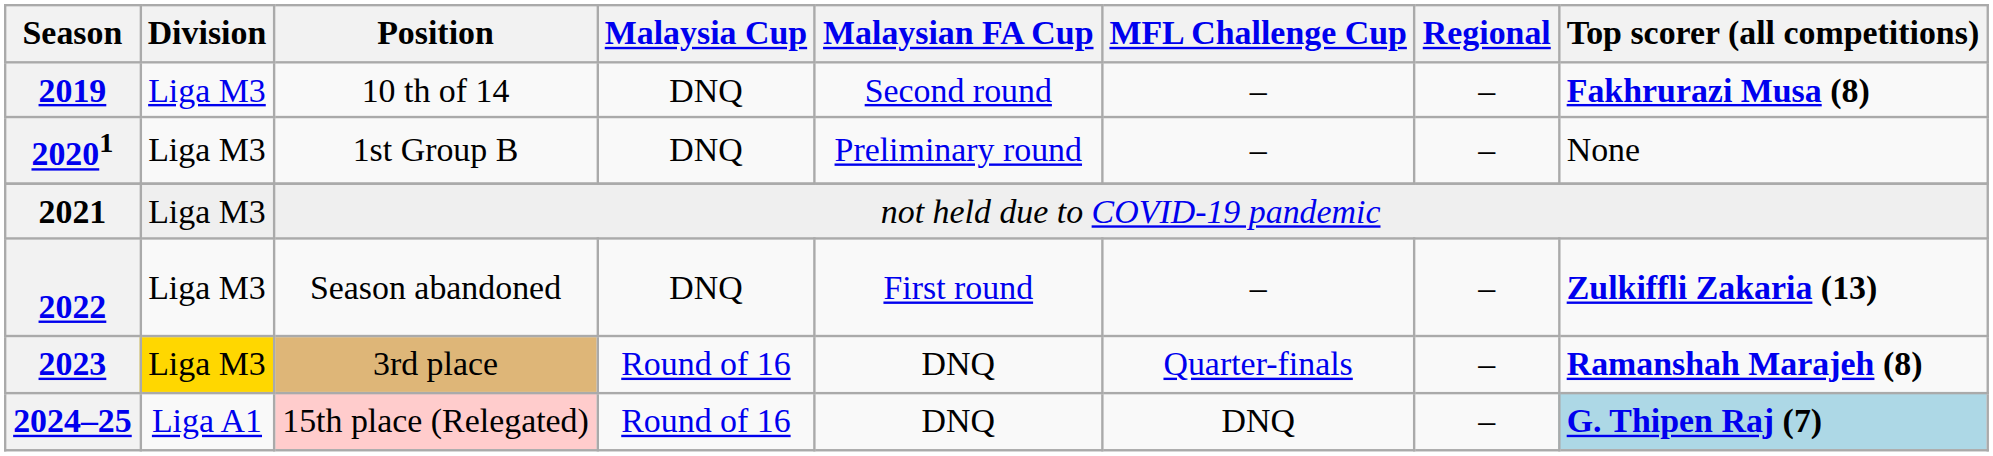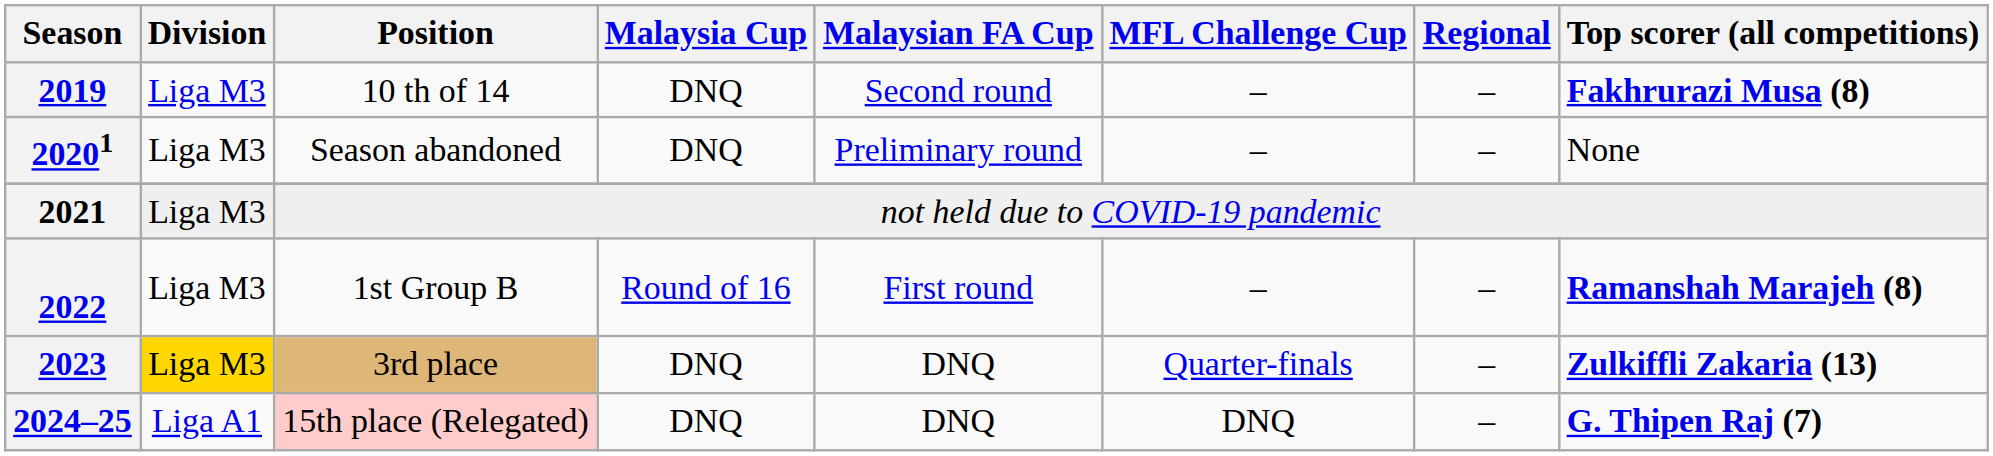(436, 150) 1st Group B -> (436, 150) Season abandoned
(436, 287) Season abandoned -> (436, 287) 1st Group B
(706, 287) DNQ -> (706, 287) Round of 16
(1722, 287) Zulkiffli Zakaria (13) -> (1745, 287) Ramanshah Marajeh (8)
(706, 364) Round of 16 -> (706, 364) DNQ
(1745, 364) Ramanshah Marajeh (8) -> (1722, 364) Zulkiffli Zakaria (13)
(706, 420) Round of 16 -> (706, 420) DNQ
(1694, 420) lightblue background -> (1694, 420) no background
